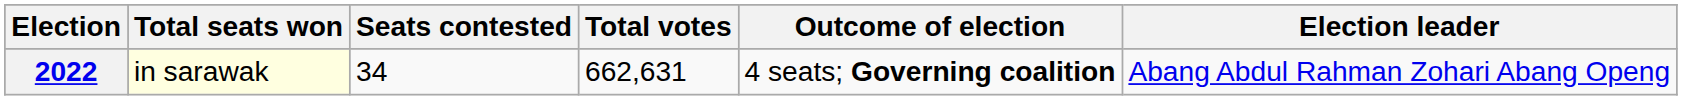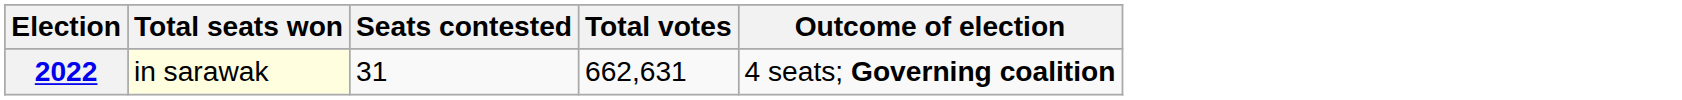- column: (1399, 26)
(372, 71) 34 -> (372, 71) 31
